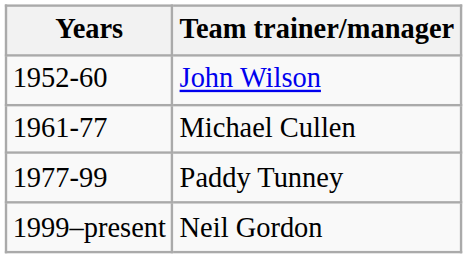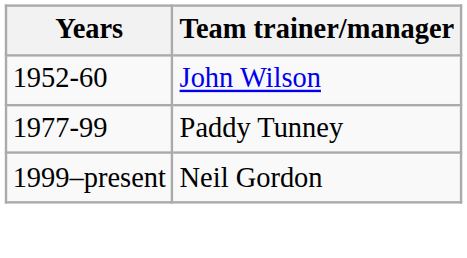- row: (268, 128)
